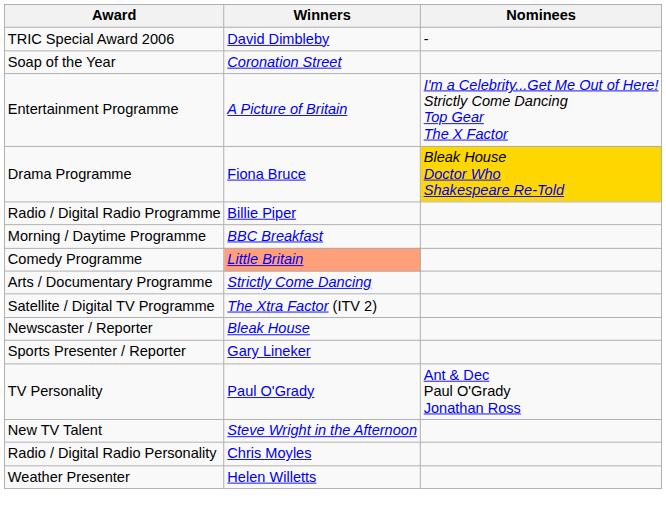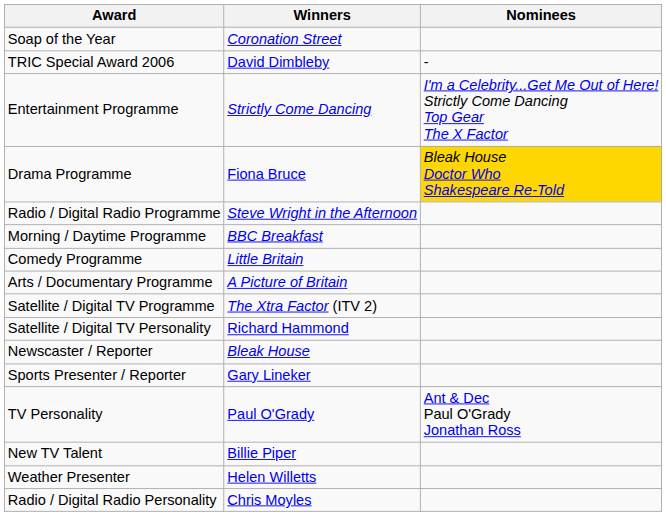rows swapped: (91, 39) <-> (62, 62)
(287, 109) A Picture of Britain -> (299, 109) Strictly Come Dancing
(262, 213) Billie Piper -> (322, 213) Steve Wright in the Afternoon
(265, 259) lightsalmon background -> (265, 259) no background
(299, 282) Strictly Come Dancing -> (287, 282) A Picture of Britain
+ row: (109, 328)
(322, 430) Steve Wright in the Afternoon -> (262, 453) Billie Piper
rows swapped: (69, 477) <-> (112, 453)
